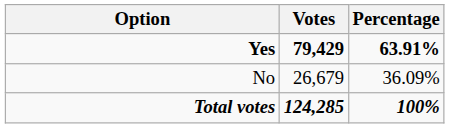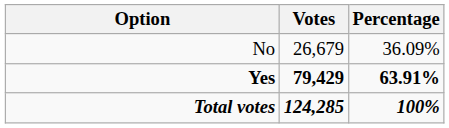rows swapped: (262, 48) <-> (264, 78)
